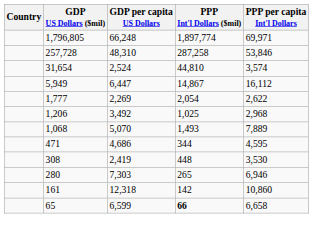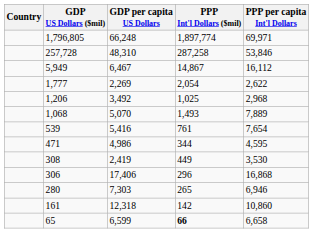- row: (59, 68)
(120, 83) 6,447 -> (120, 68) 6,467
+ row: (53, 129)
(120, 144) 4,686 -> (120, 144) 4,986
(184, 159) 448 -> (184, 159) 449
+ row: (53, 175)
